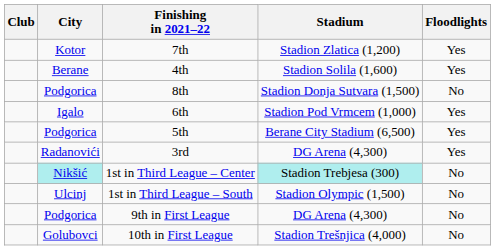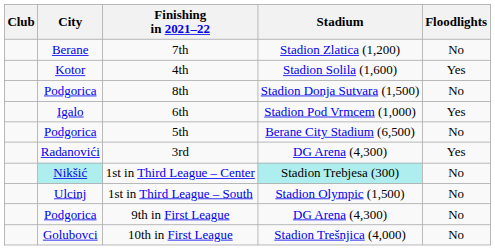(70, 49) Kotor -> (70, 49) Berane
(456, 49) Yes -> (456, 49) No
(70, 70) Berane -> (70, 70) Kotor
(456, 132) Yes -> (456, 132) No
